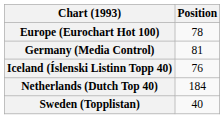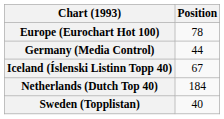(197, 50) 81 -> (197, 50) 44
(197, 68) 76 -> (197, 68) 67
